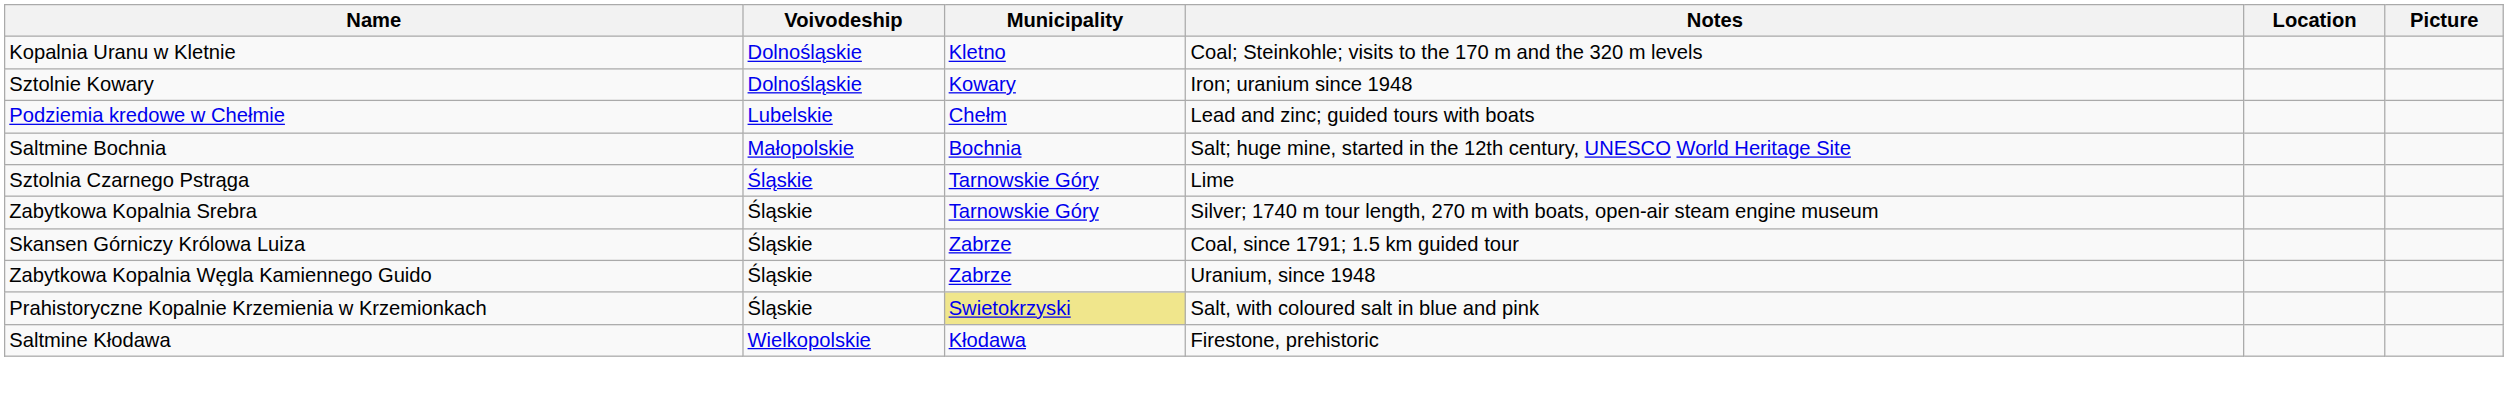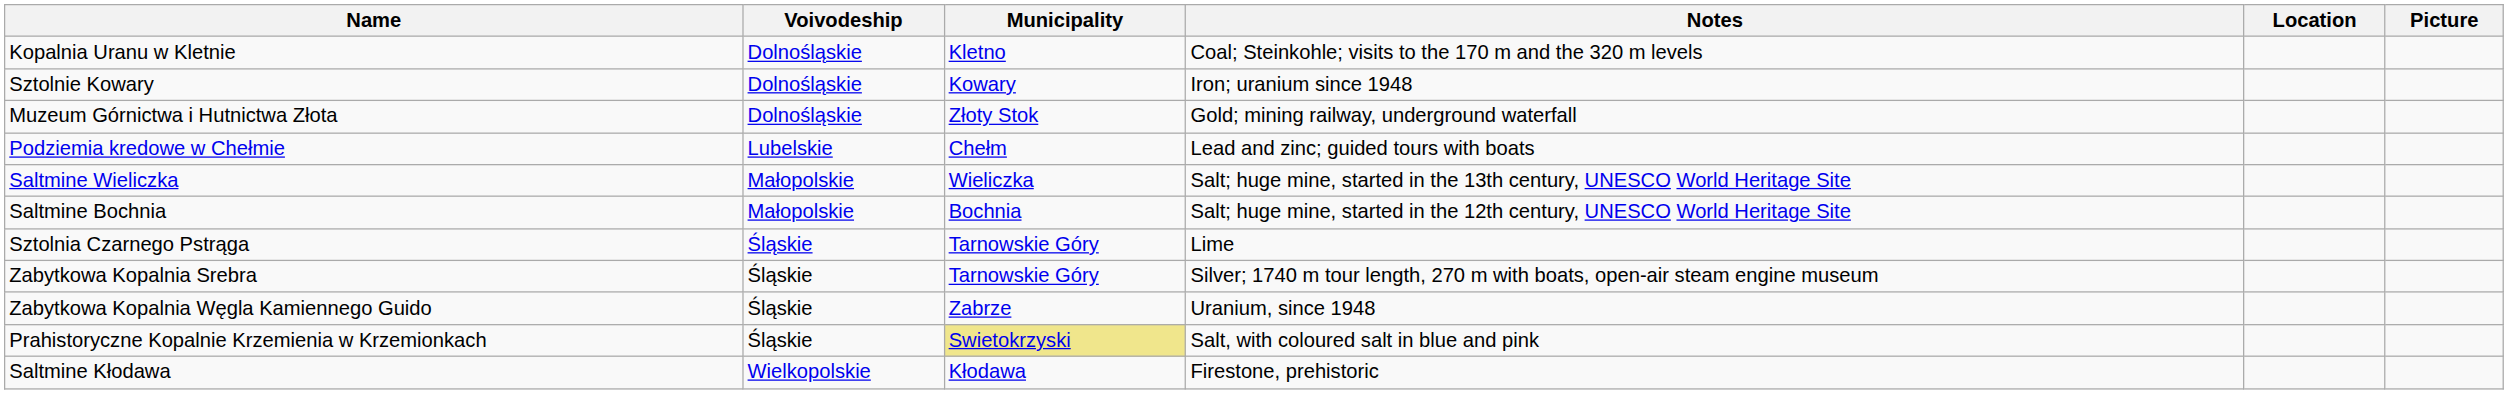+ row: (173, 116)
+ row: (94, 180)
- row: (157, 244)
